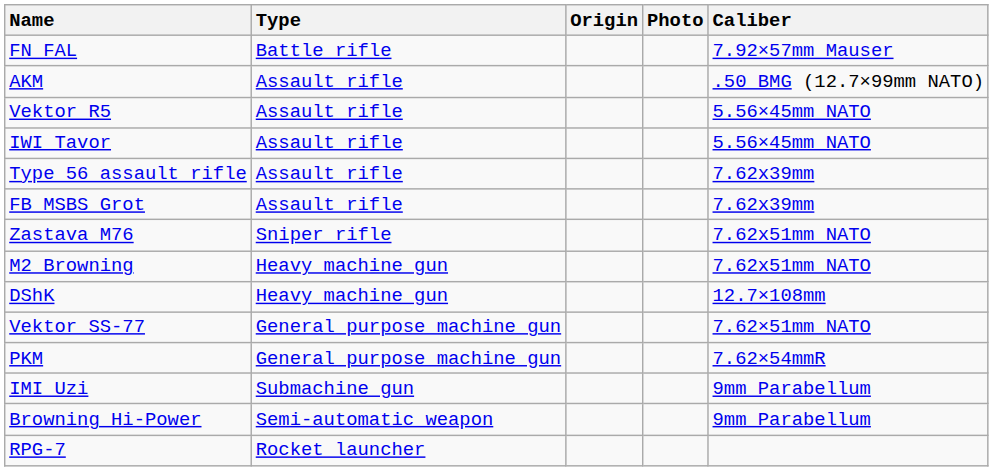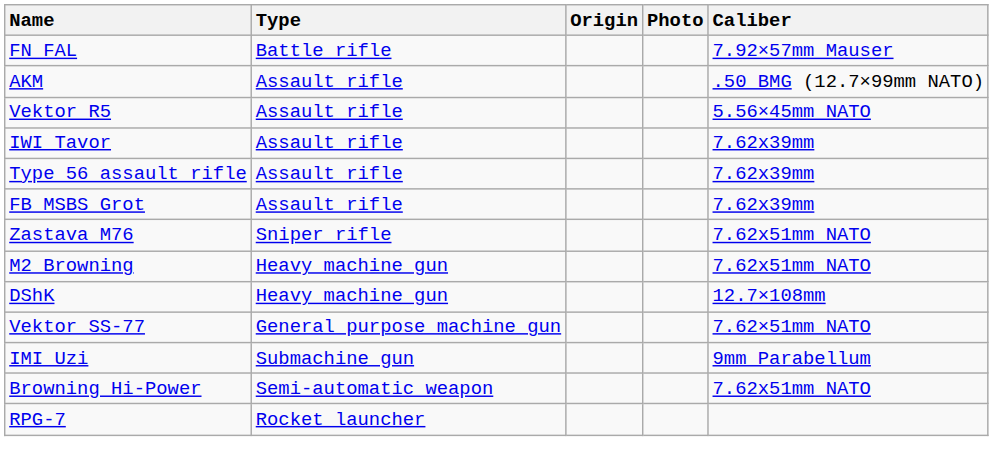(792, 143) 5.56×45mm NATO -> (763, 143) 7.62x39mm
- row: (26, 358)
(792, 419) 9mm Parabellum -> (792, 389) 7.62x51mm NATO
